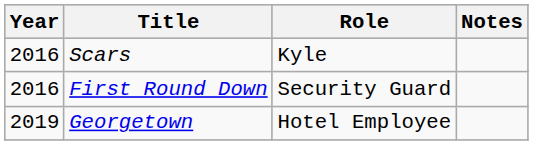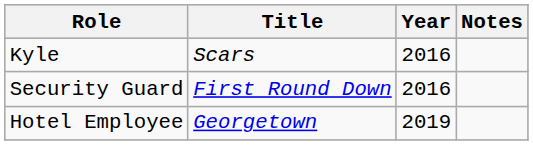columns swapped: (35, 22) <-> (364, 22)
